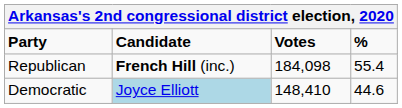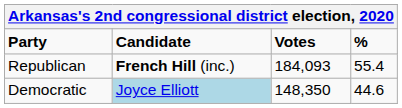(303, 66) 184,098 -> (303, 66) 184,093
(303, 90) 148,410 -> (303, 90) 148,350
